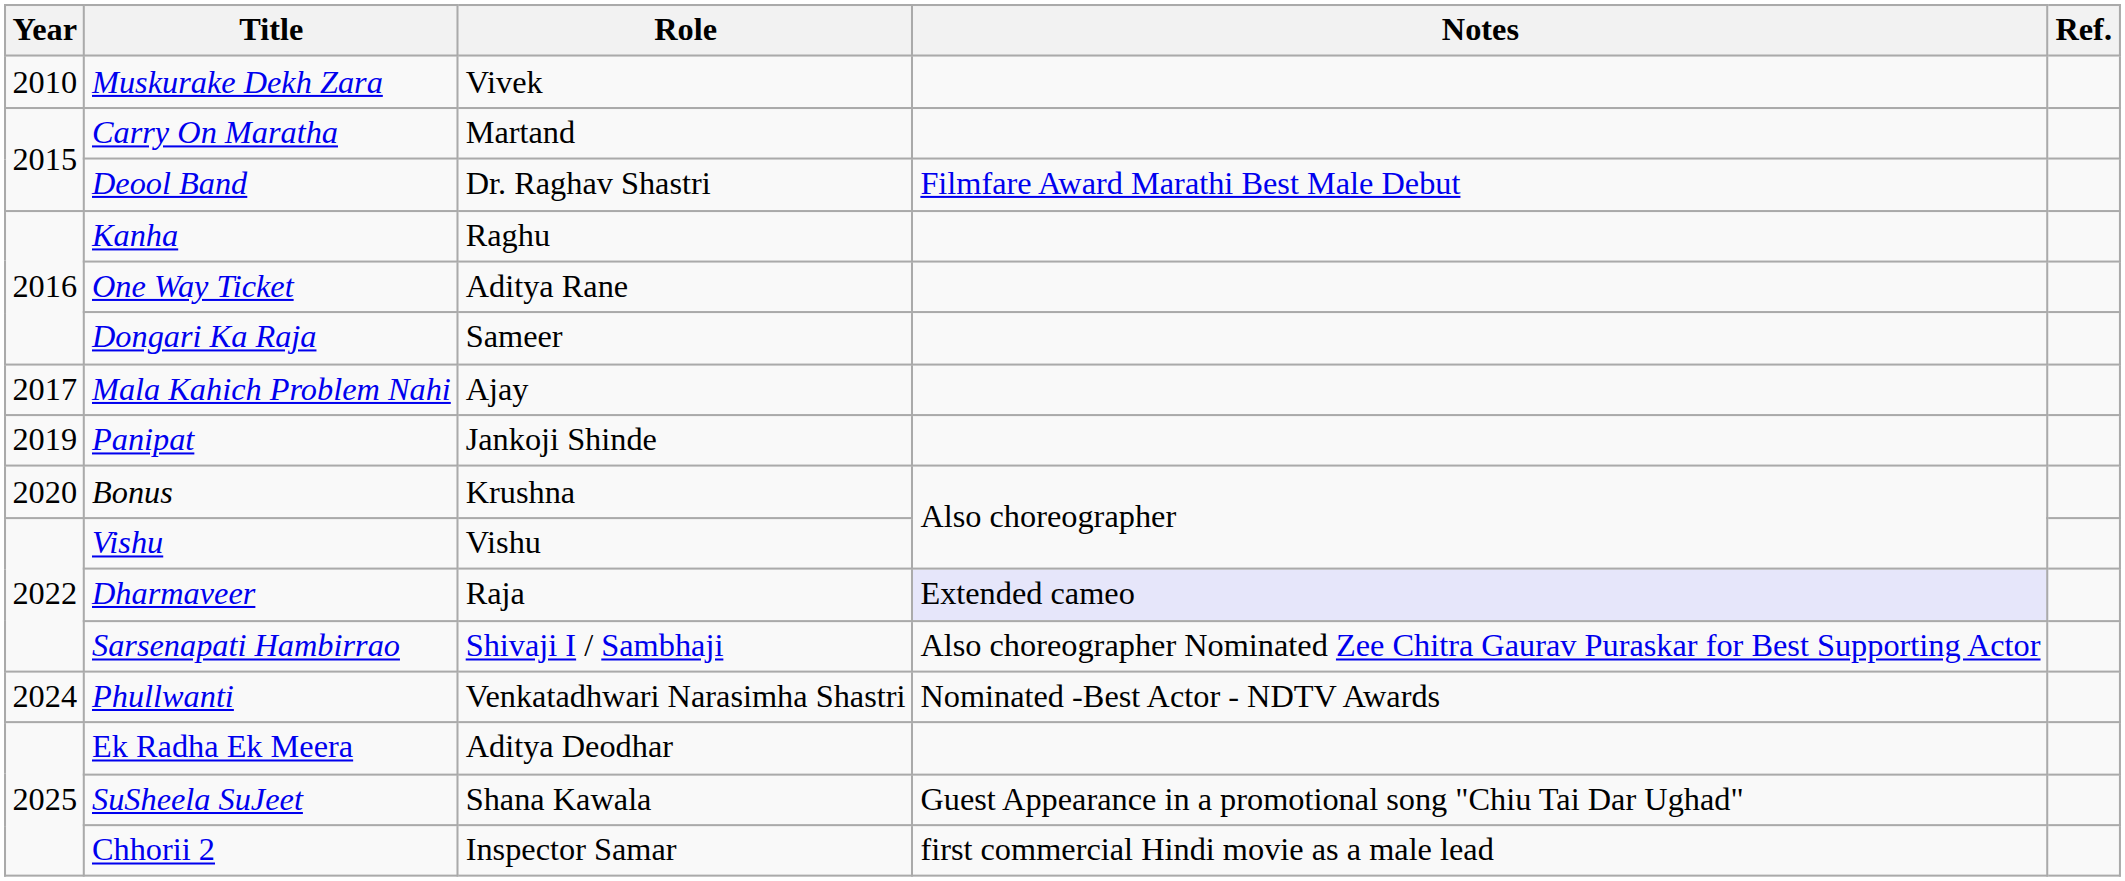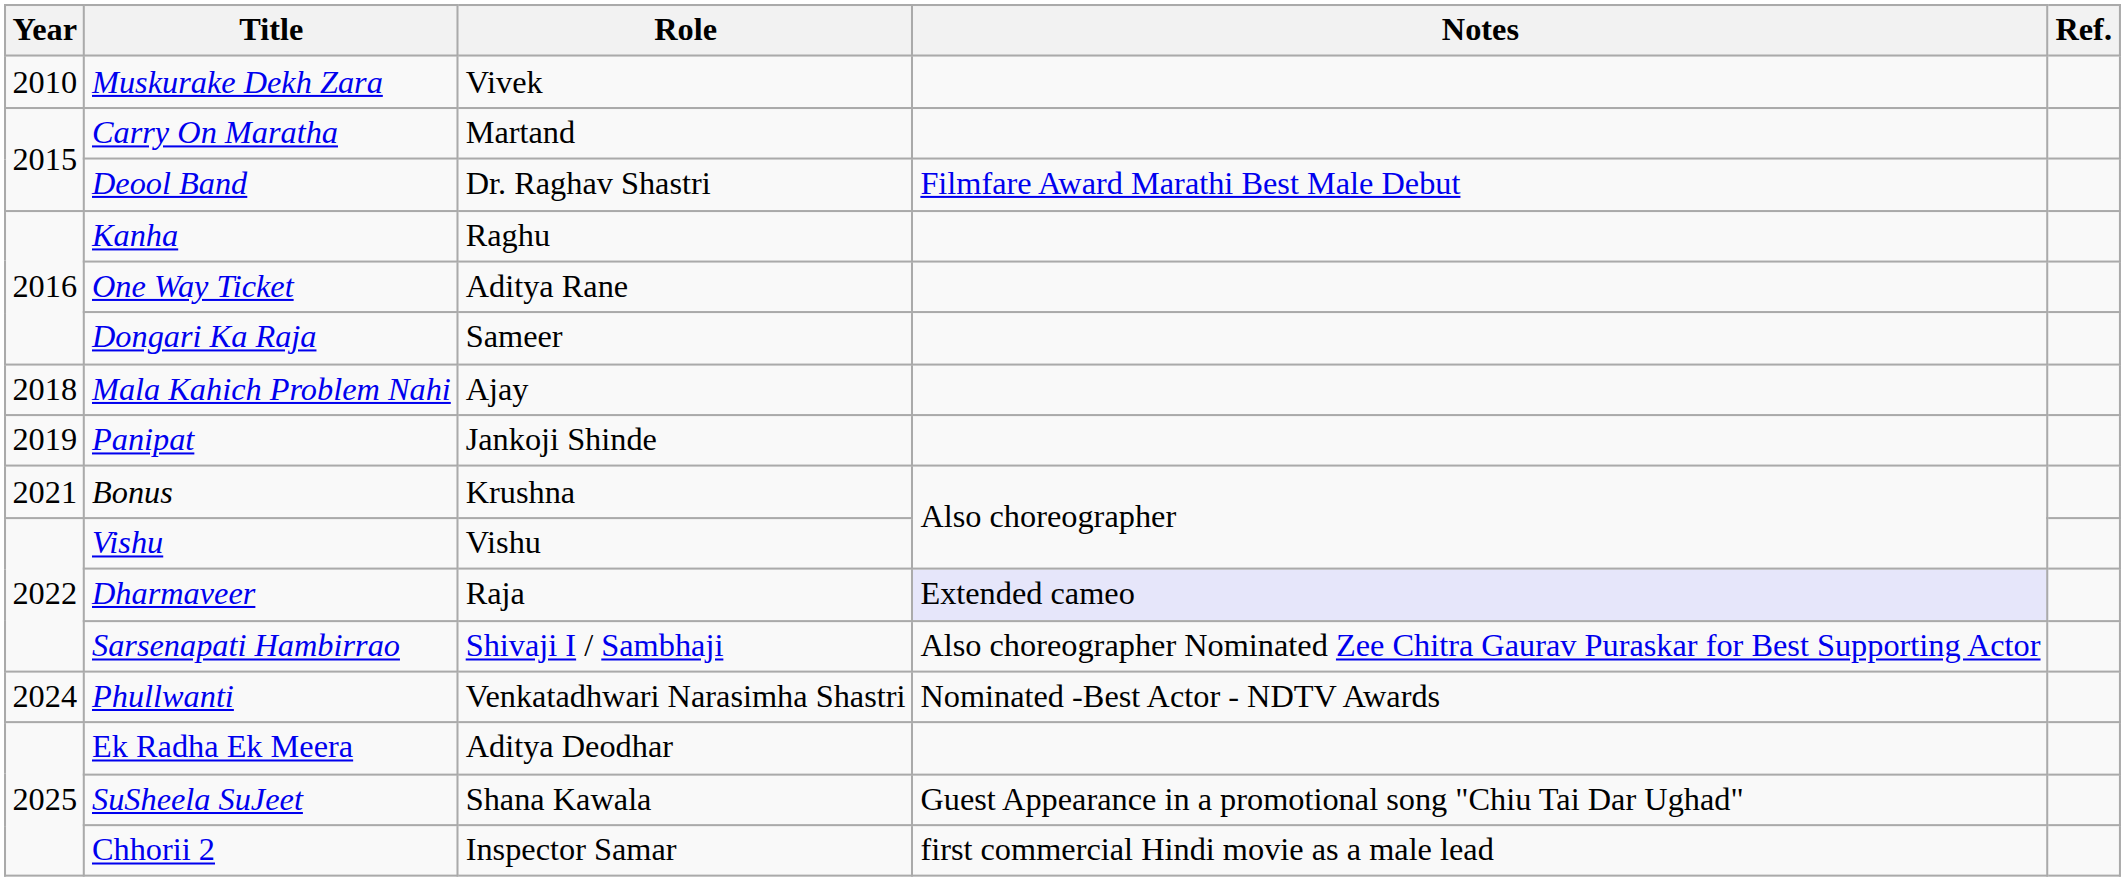(45, 388) 2017 -> (45, 388) 2018
(45, 491) 2020 -> (45, 491) 2021
